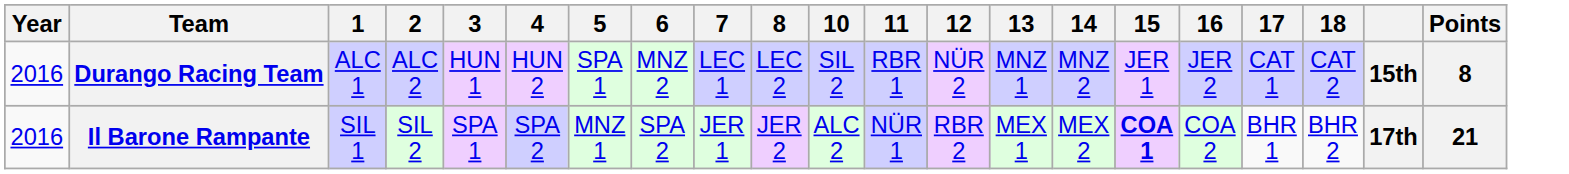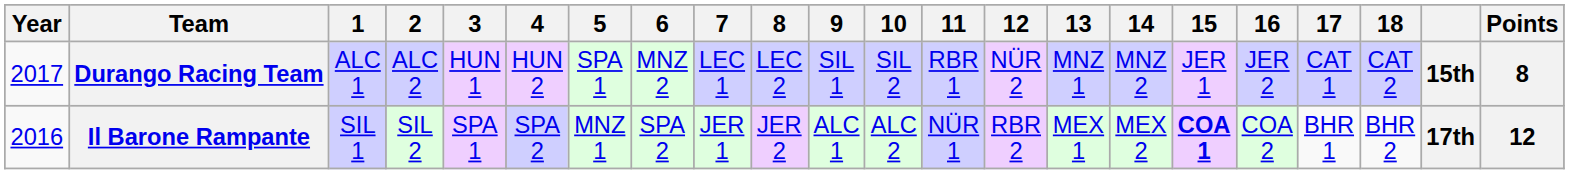+ column: (837, 23)
(37, 73) 2016 -> (37, 73) 2017
(1465, 137) 21 -> (1522, 137) 12
